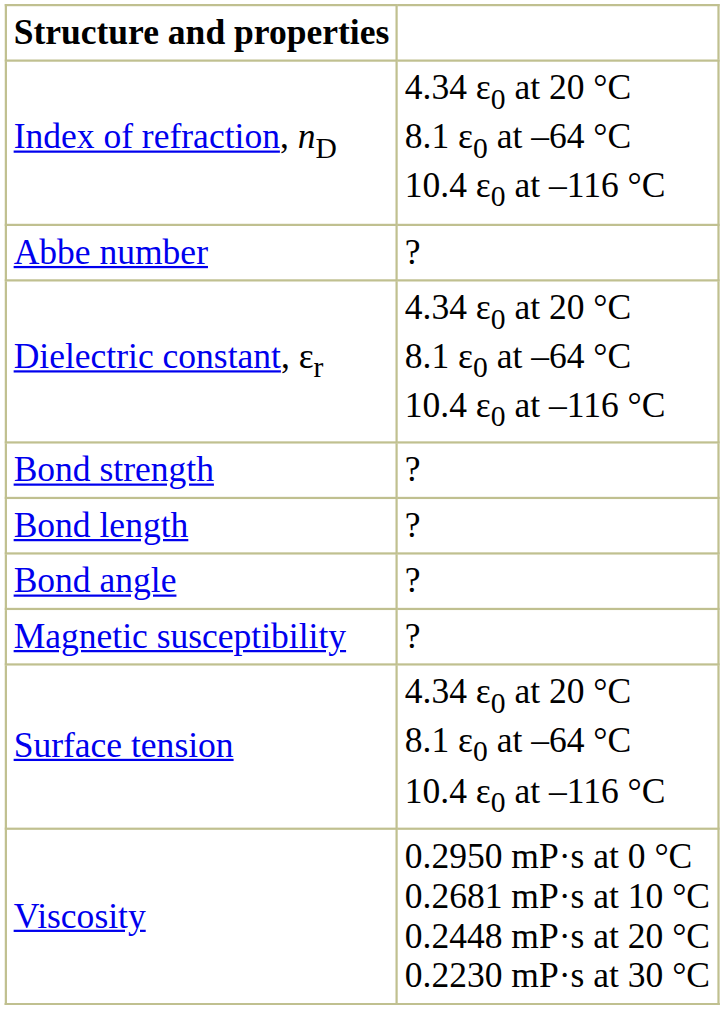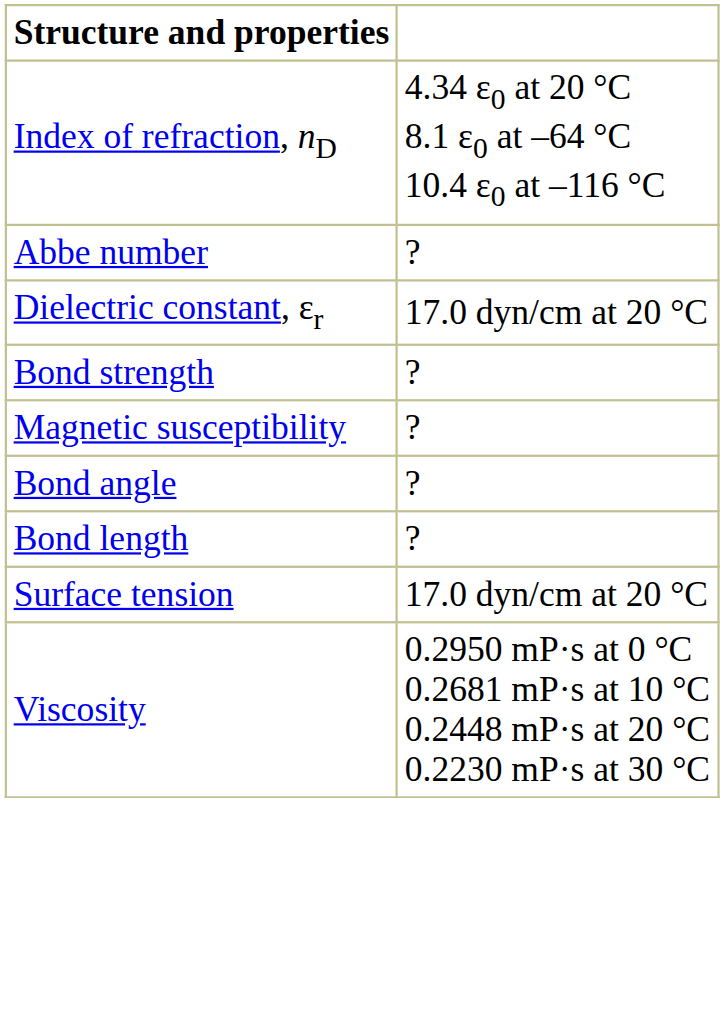(535, 360) 4.34 ε0 at 20 °C 8.1 ε0 at –64 °C 10.4 ε0 at –116 °C -> (556, 311) 17.0 dyn/cm at 20 °C
rows swapped: (101, 525) <-> (180, 636)
(535, 745) 4.34 ε0 at 20 °C 8.1 ε0 at –64 °C 10.4 ε0 at –116 °C -> (556, 593) 17.0 dyn/cm at 20 °C
